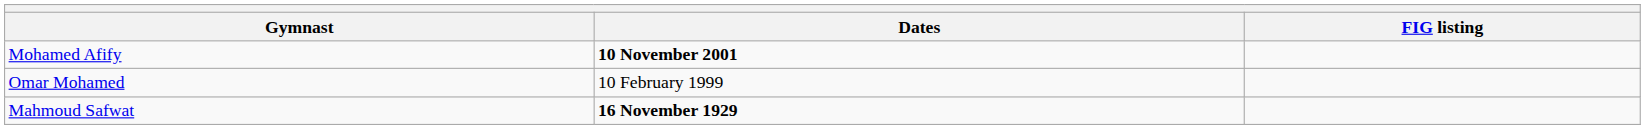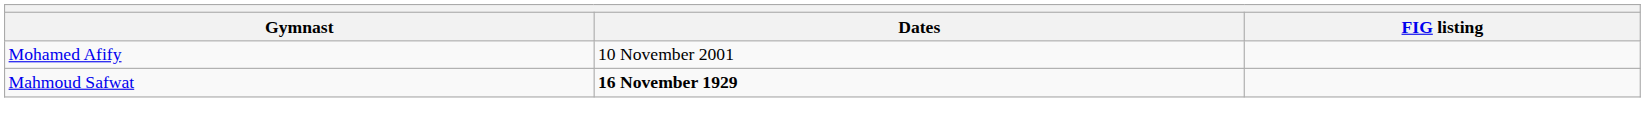(668, 54) bold -> (666, 54) normal
- row: (67, 82)
